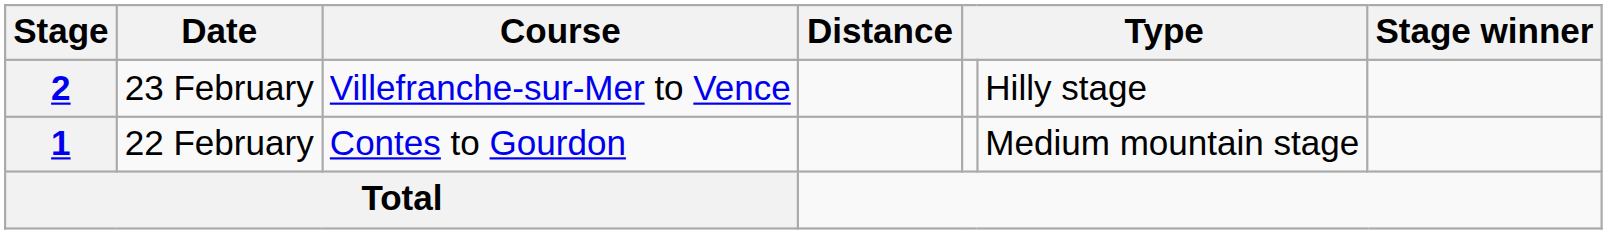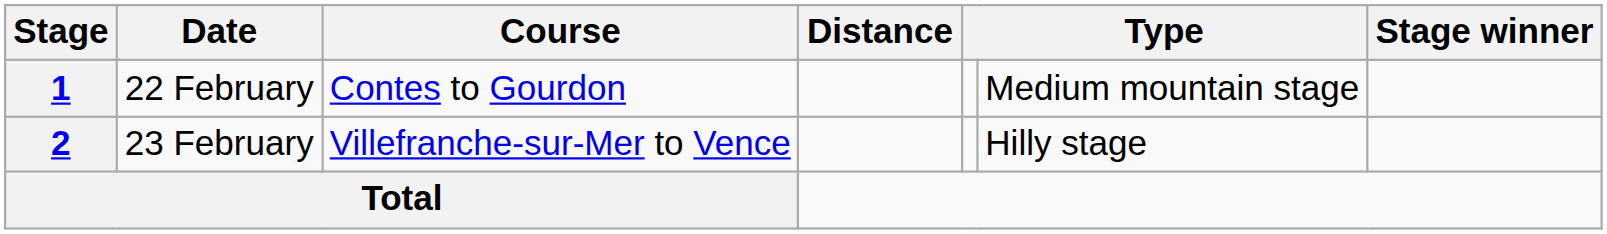rows swapped: (61, 143) <-> (61, 87)
